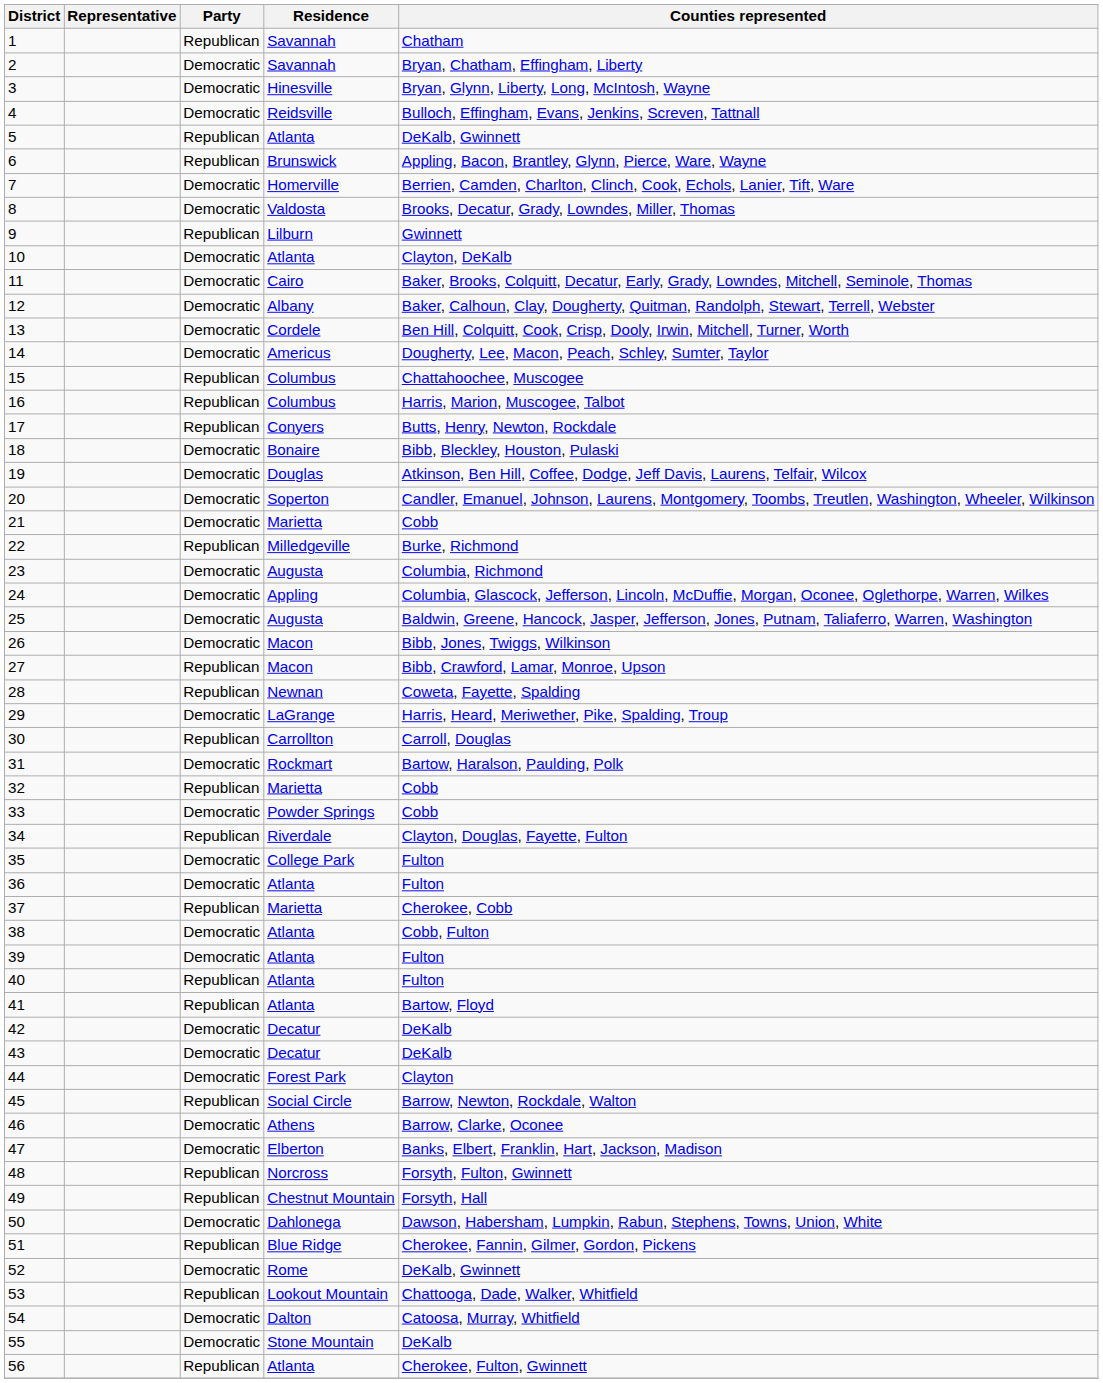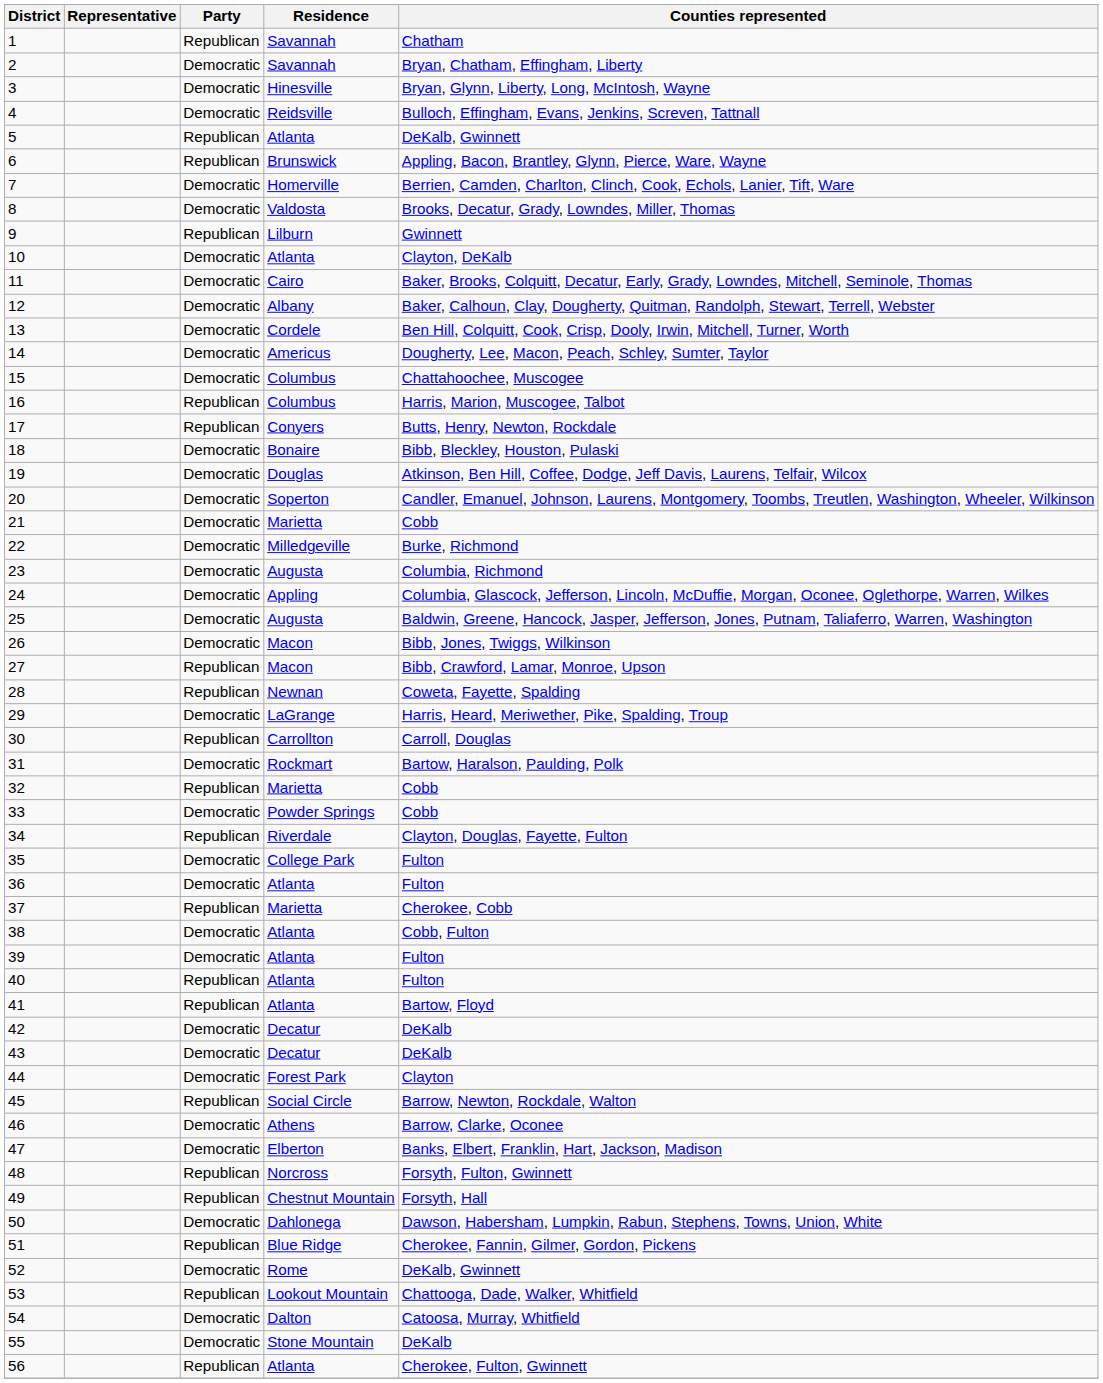(221, 378) Republican -> (222, 378) Democratic
(221, 546) Republican -> (222, 546) Democratic
